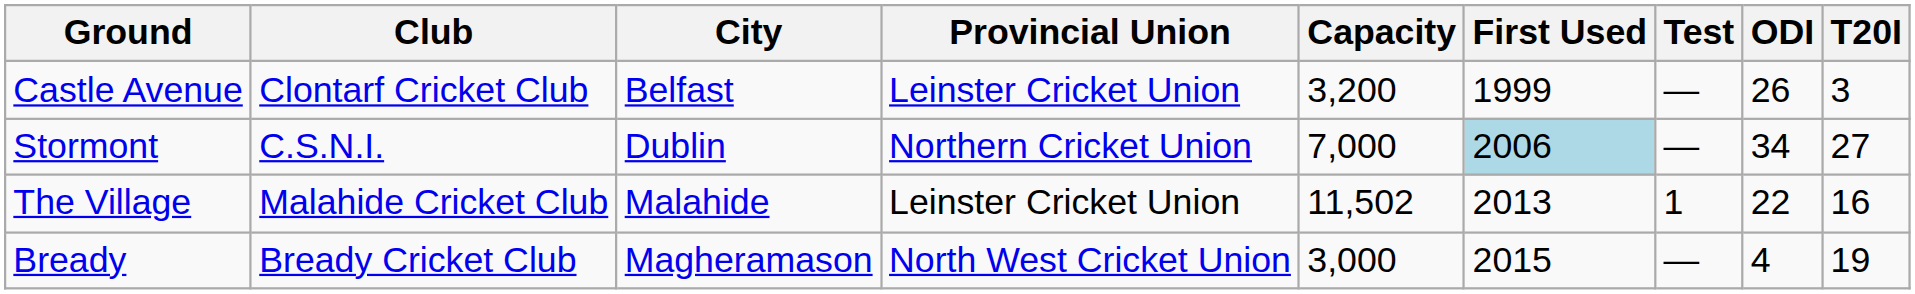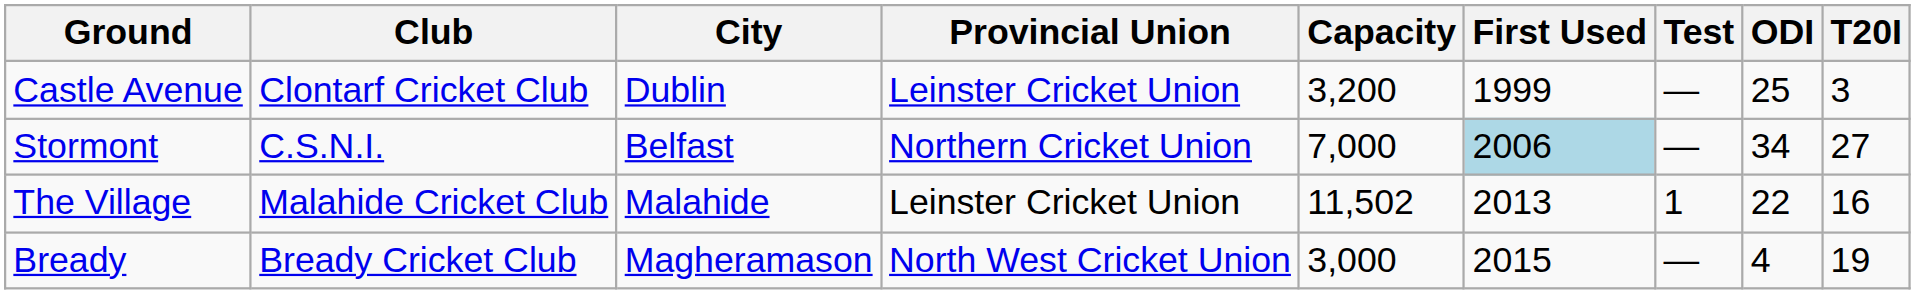(679, 89) Belfast -> (675, 89) Dublin
(1771, 89) 26 -> (1771, 89) 25
(675, 145) Dublin -> (679, 145) Belfast
